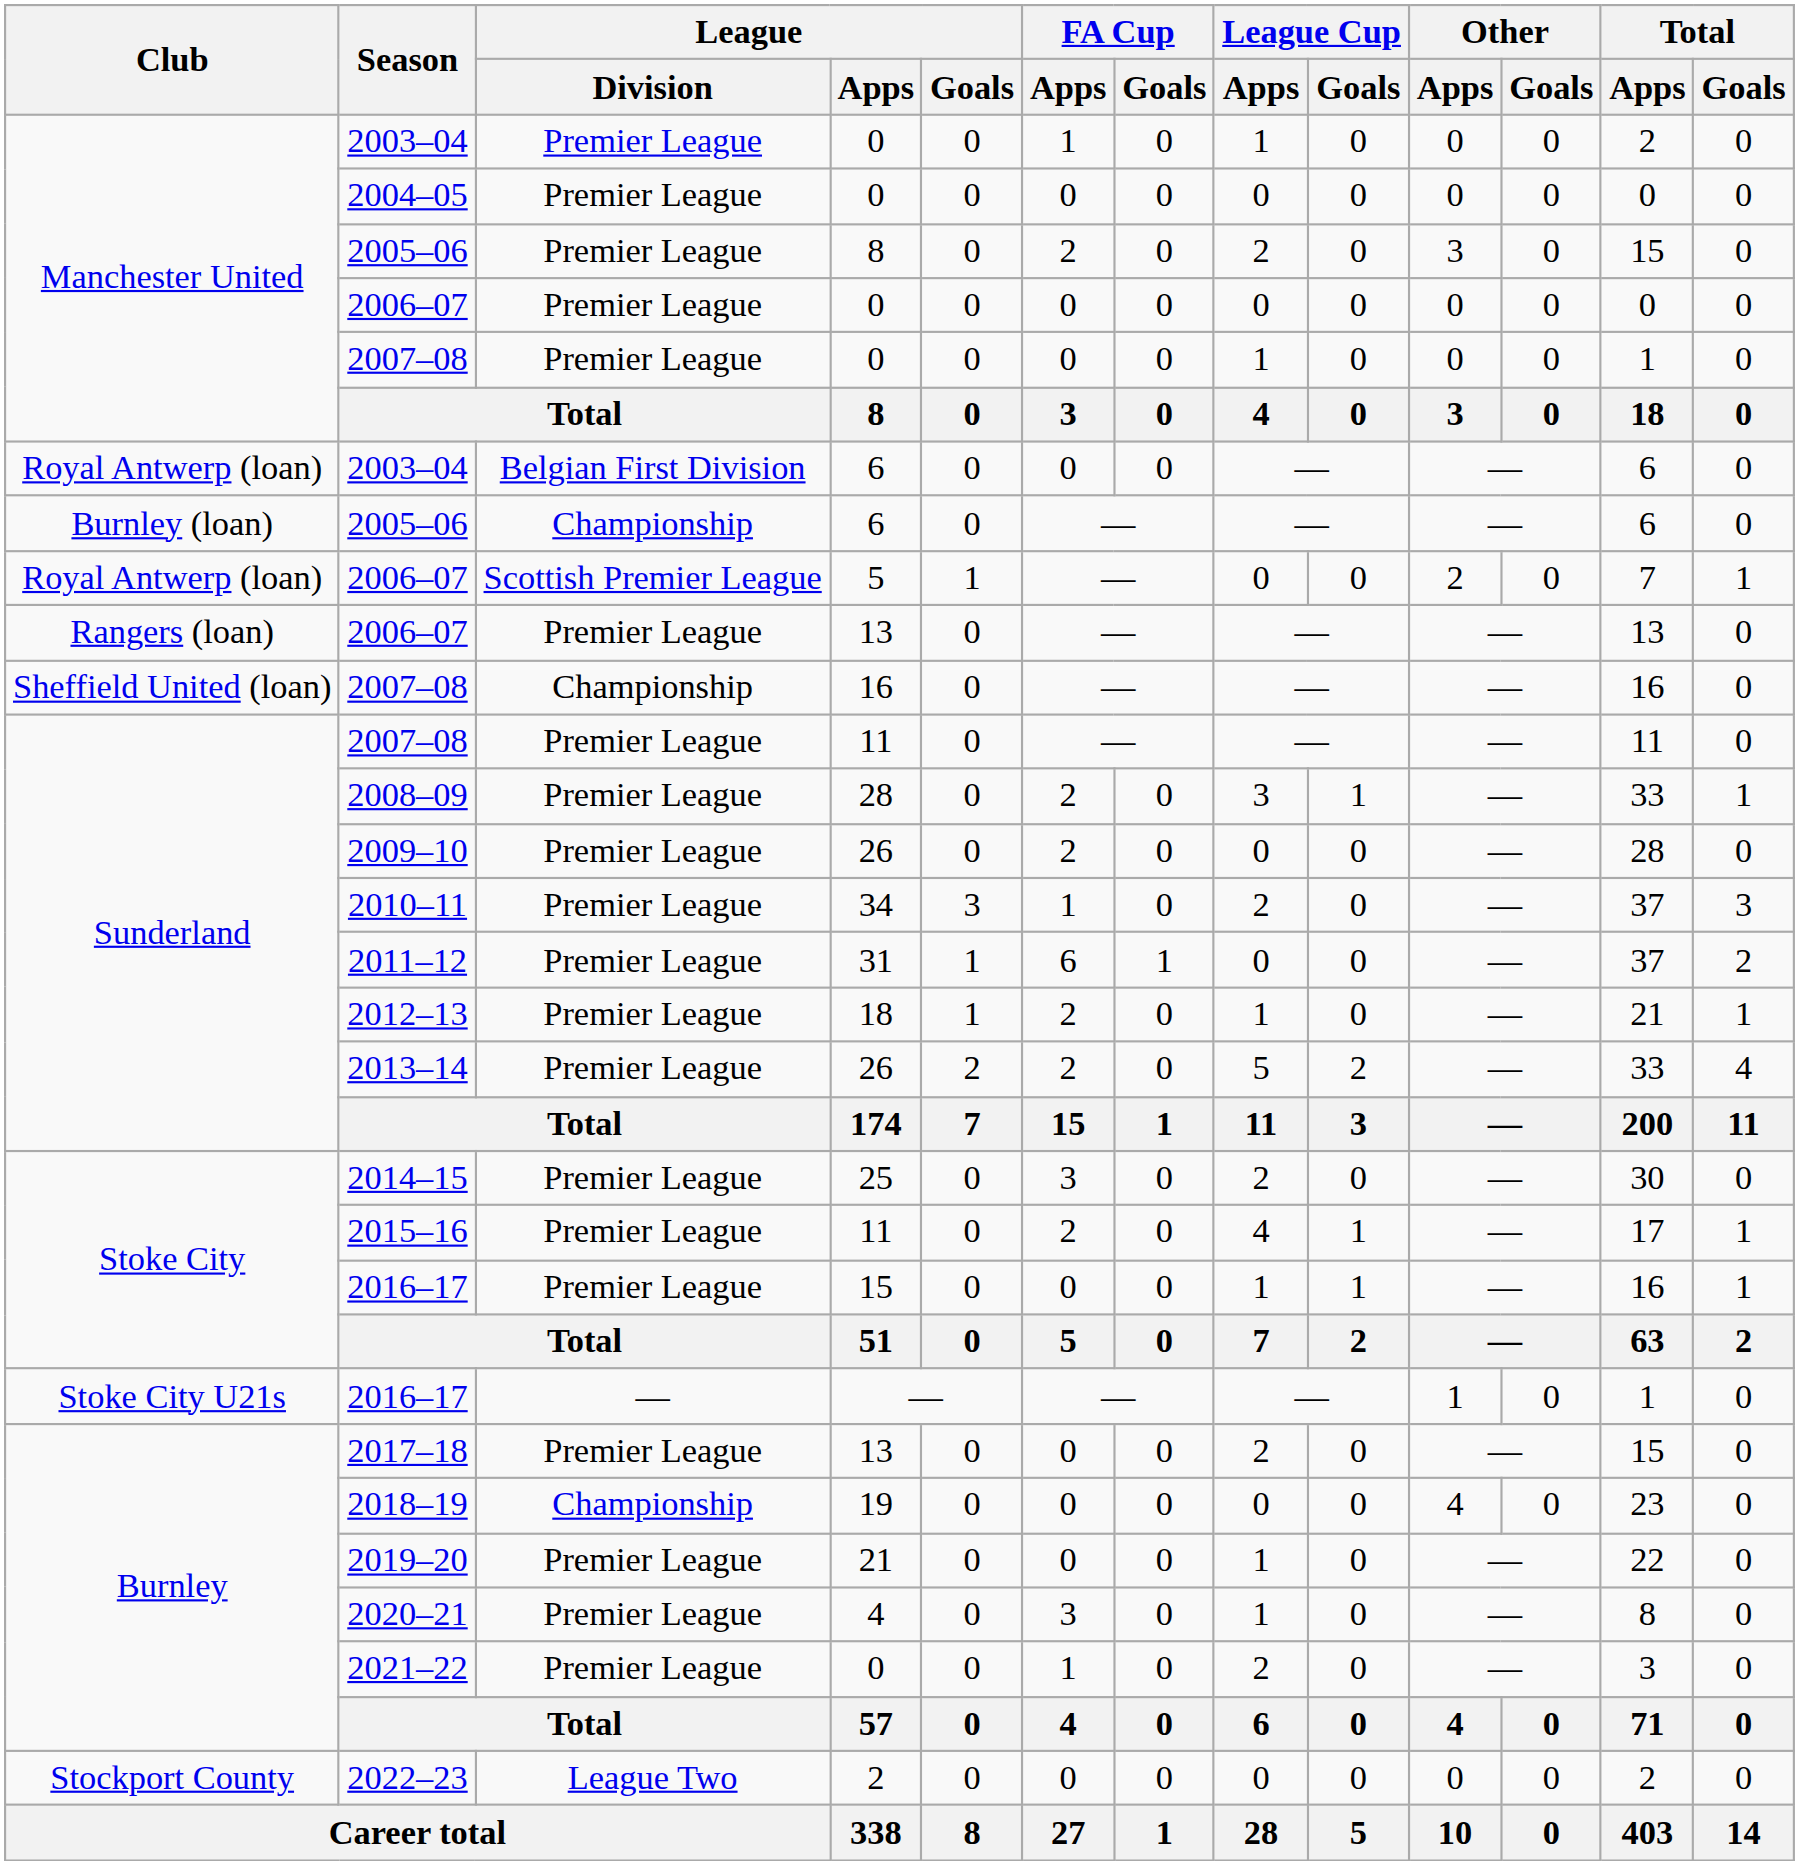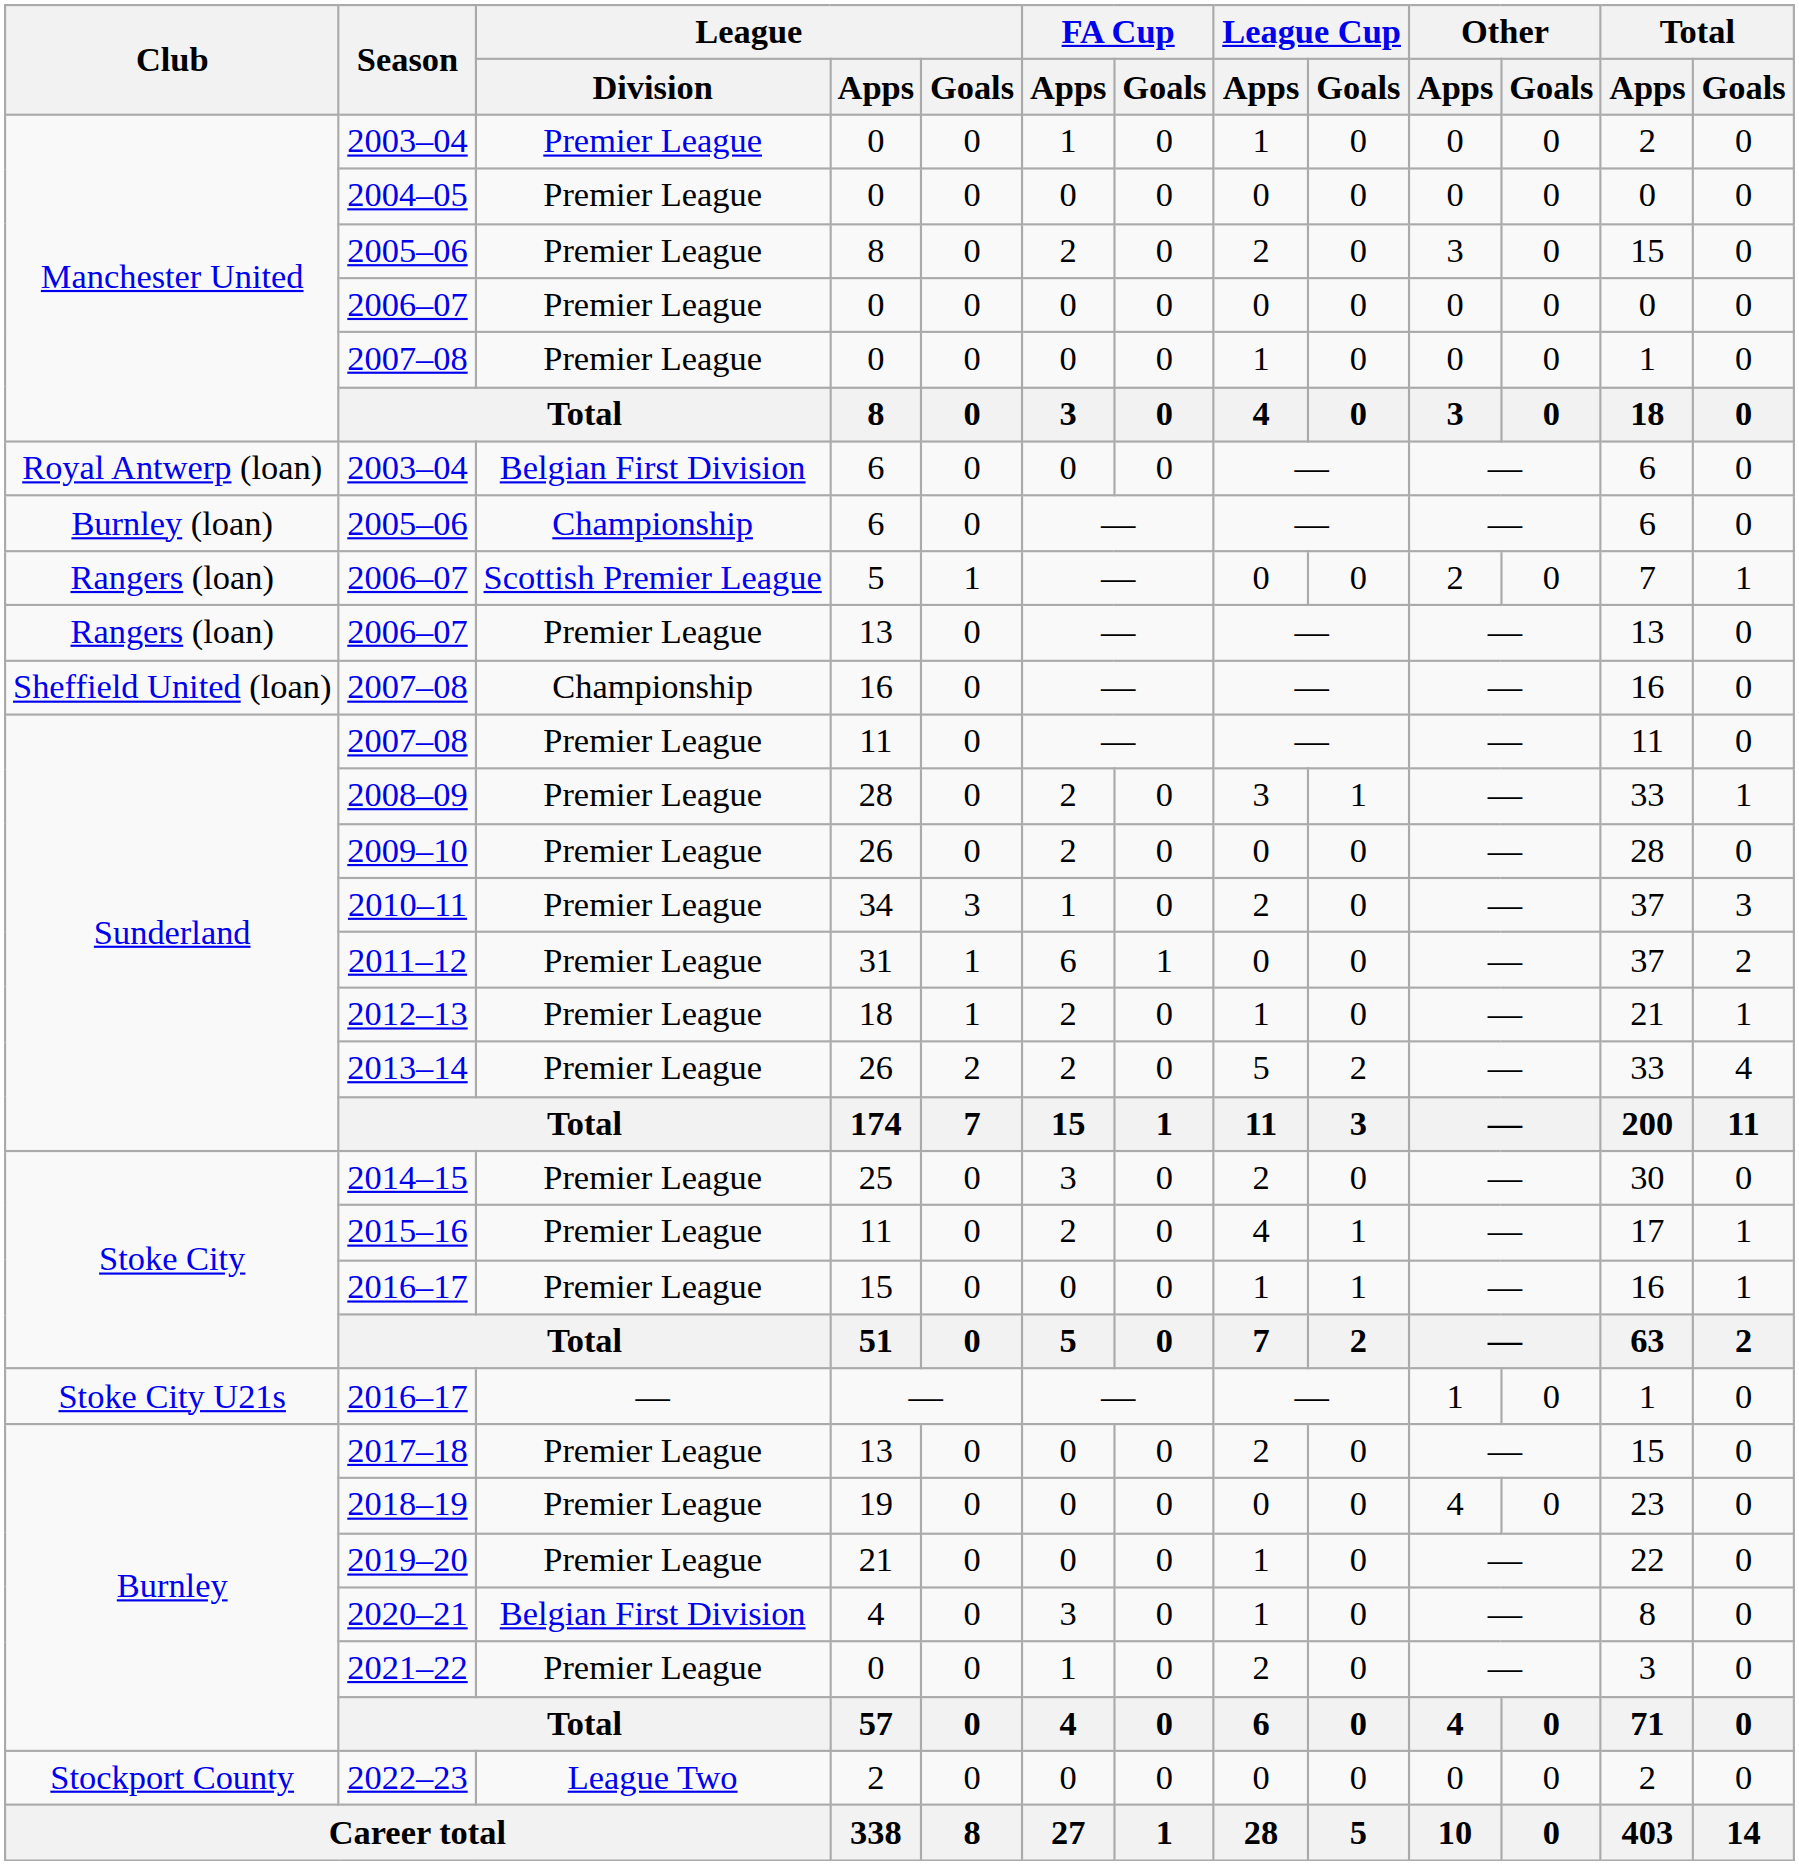(172, 577) Royal Antwerp (loan) -> (172, 577) Rangers (loan)
(653, 1504) Championship -> (653, 1504) Premier League
(653, 1613) Premier League -> (653, 1613) Belgian First Division
